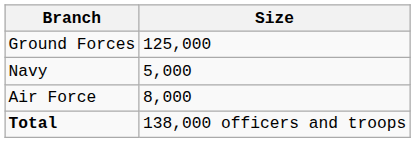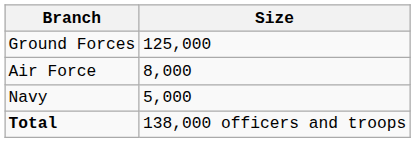rows swapped: (28, 71) <-> (52, 98)
